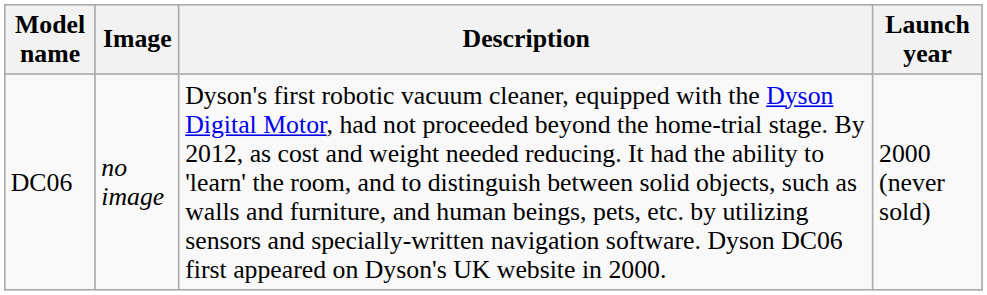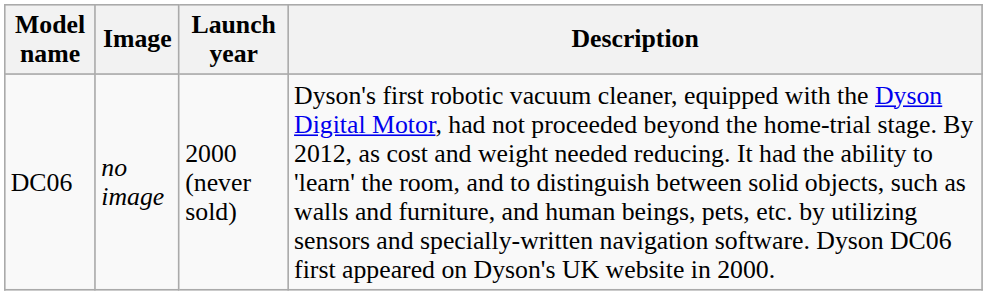columns swapped: (928, 39) <-> (526, 39)
